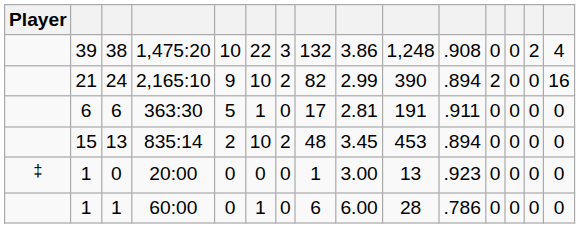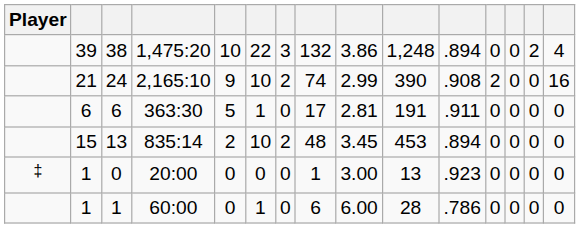(462, 50) .908 -> (462, 50) .894
(316, 80) 82 -> (316, 80) 74
(462, 80) .894 -> (462, 80) .908
